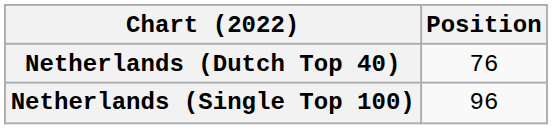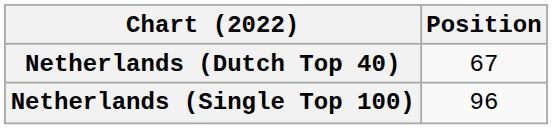(484, 64) 76 -> (484, 64) 67
